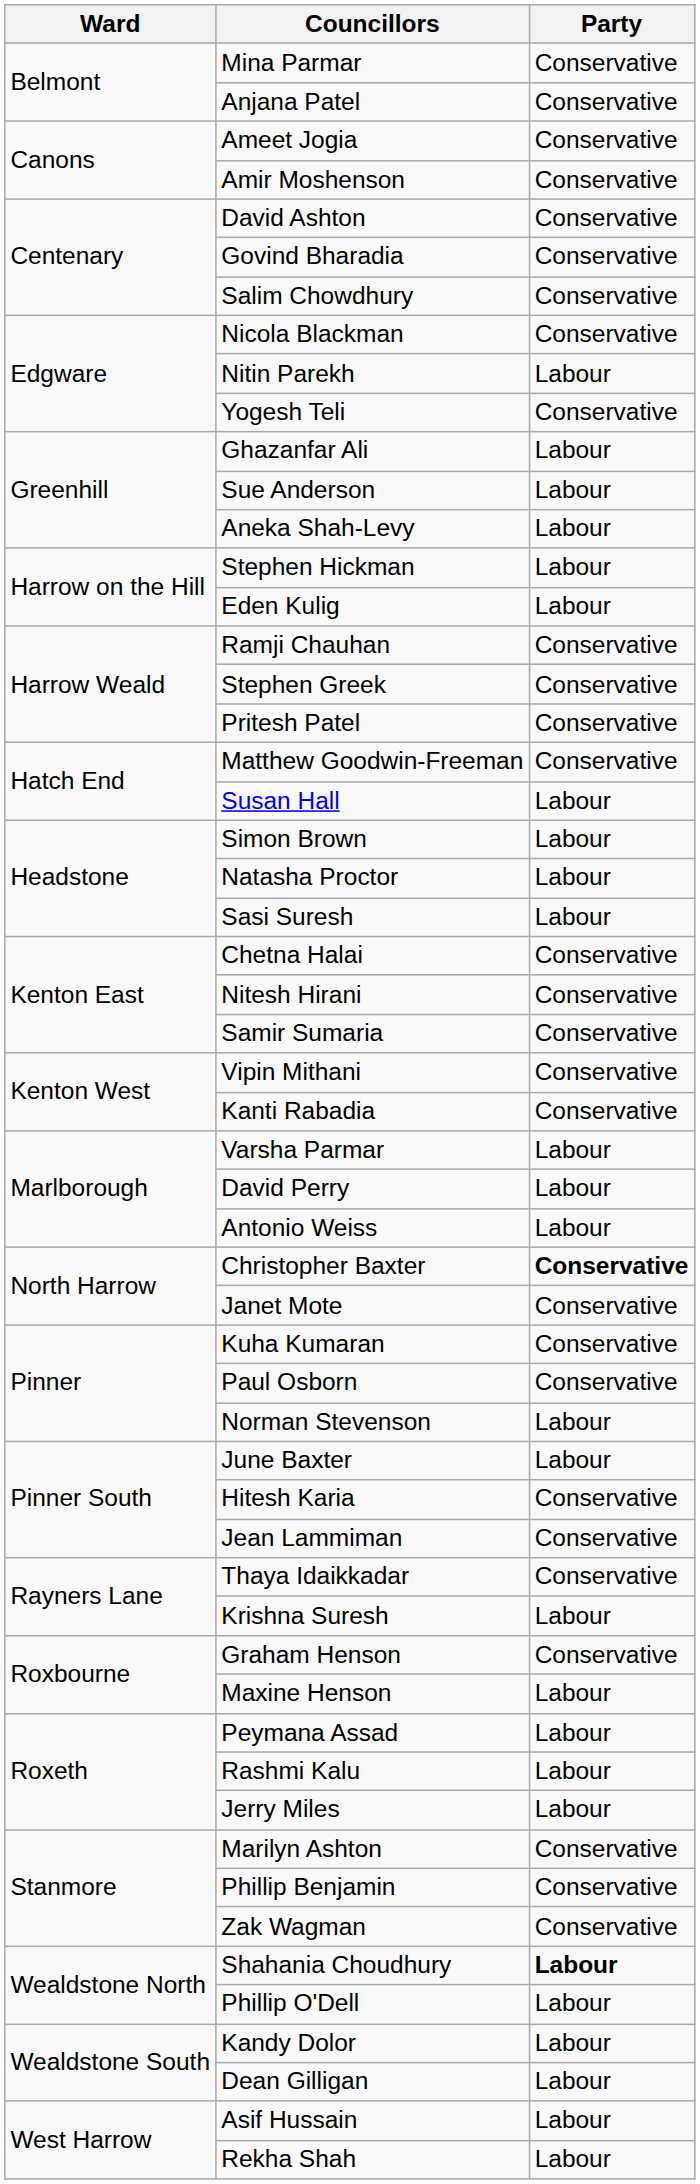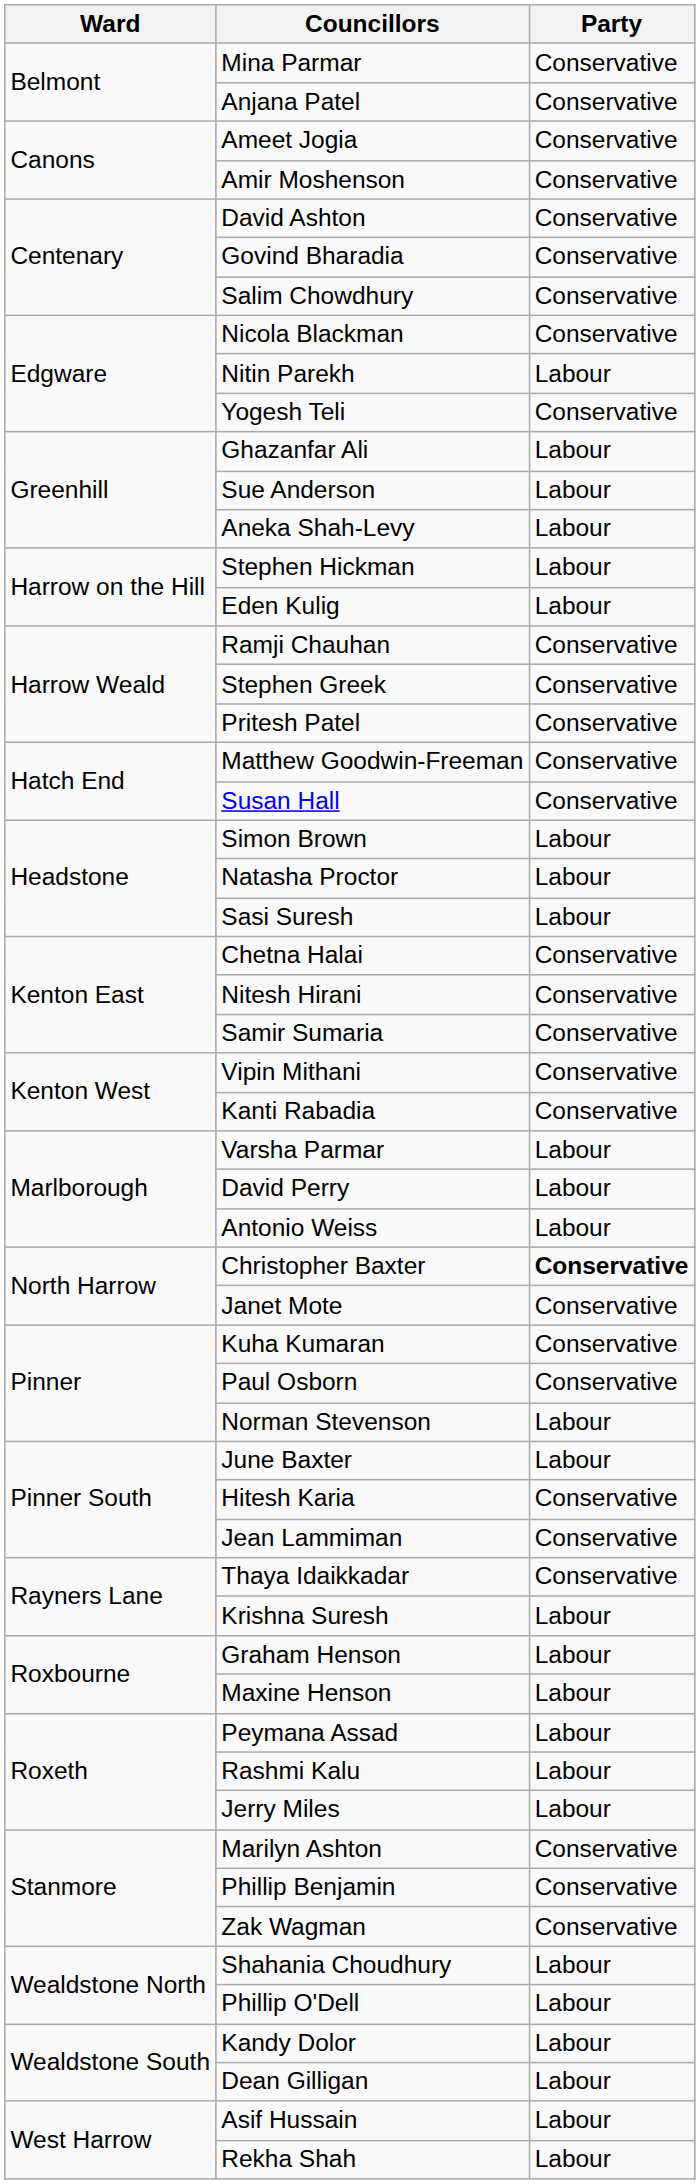(573, 800) Labour -> (606, 800) Conservative
(606, 1654) Conservative -> (573, 1654) Labour
(576, 1965) bold -> (573, 1965) normal
